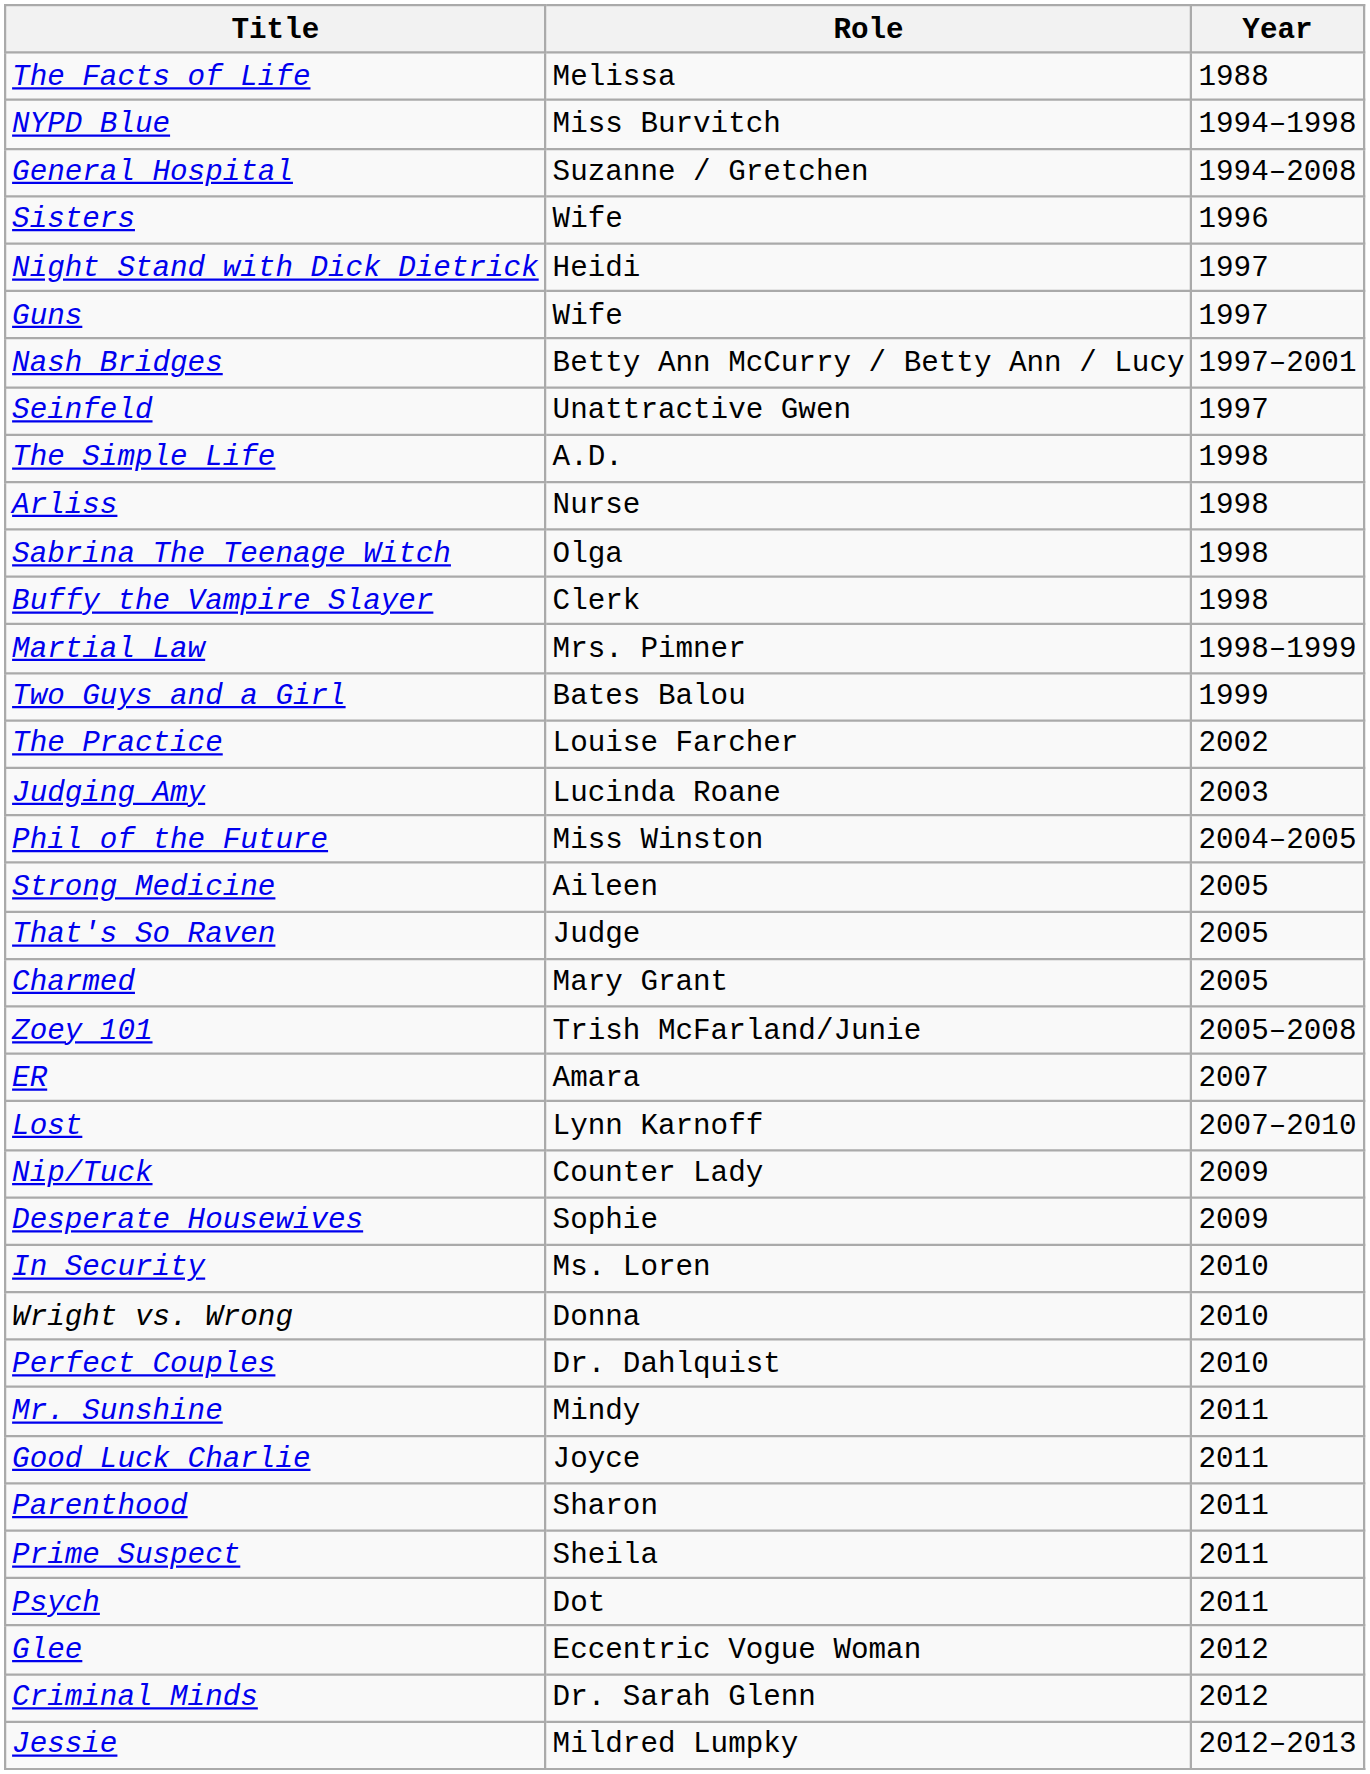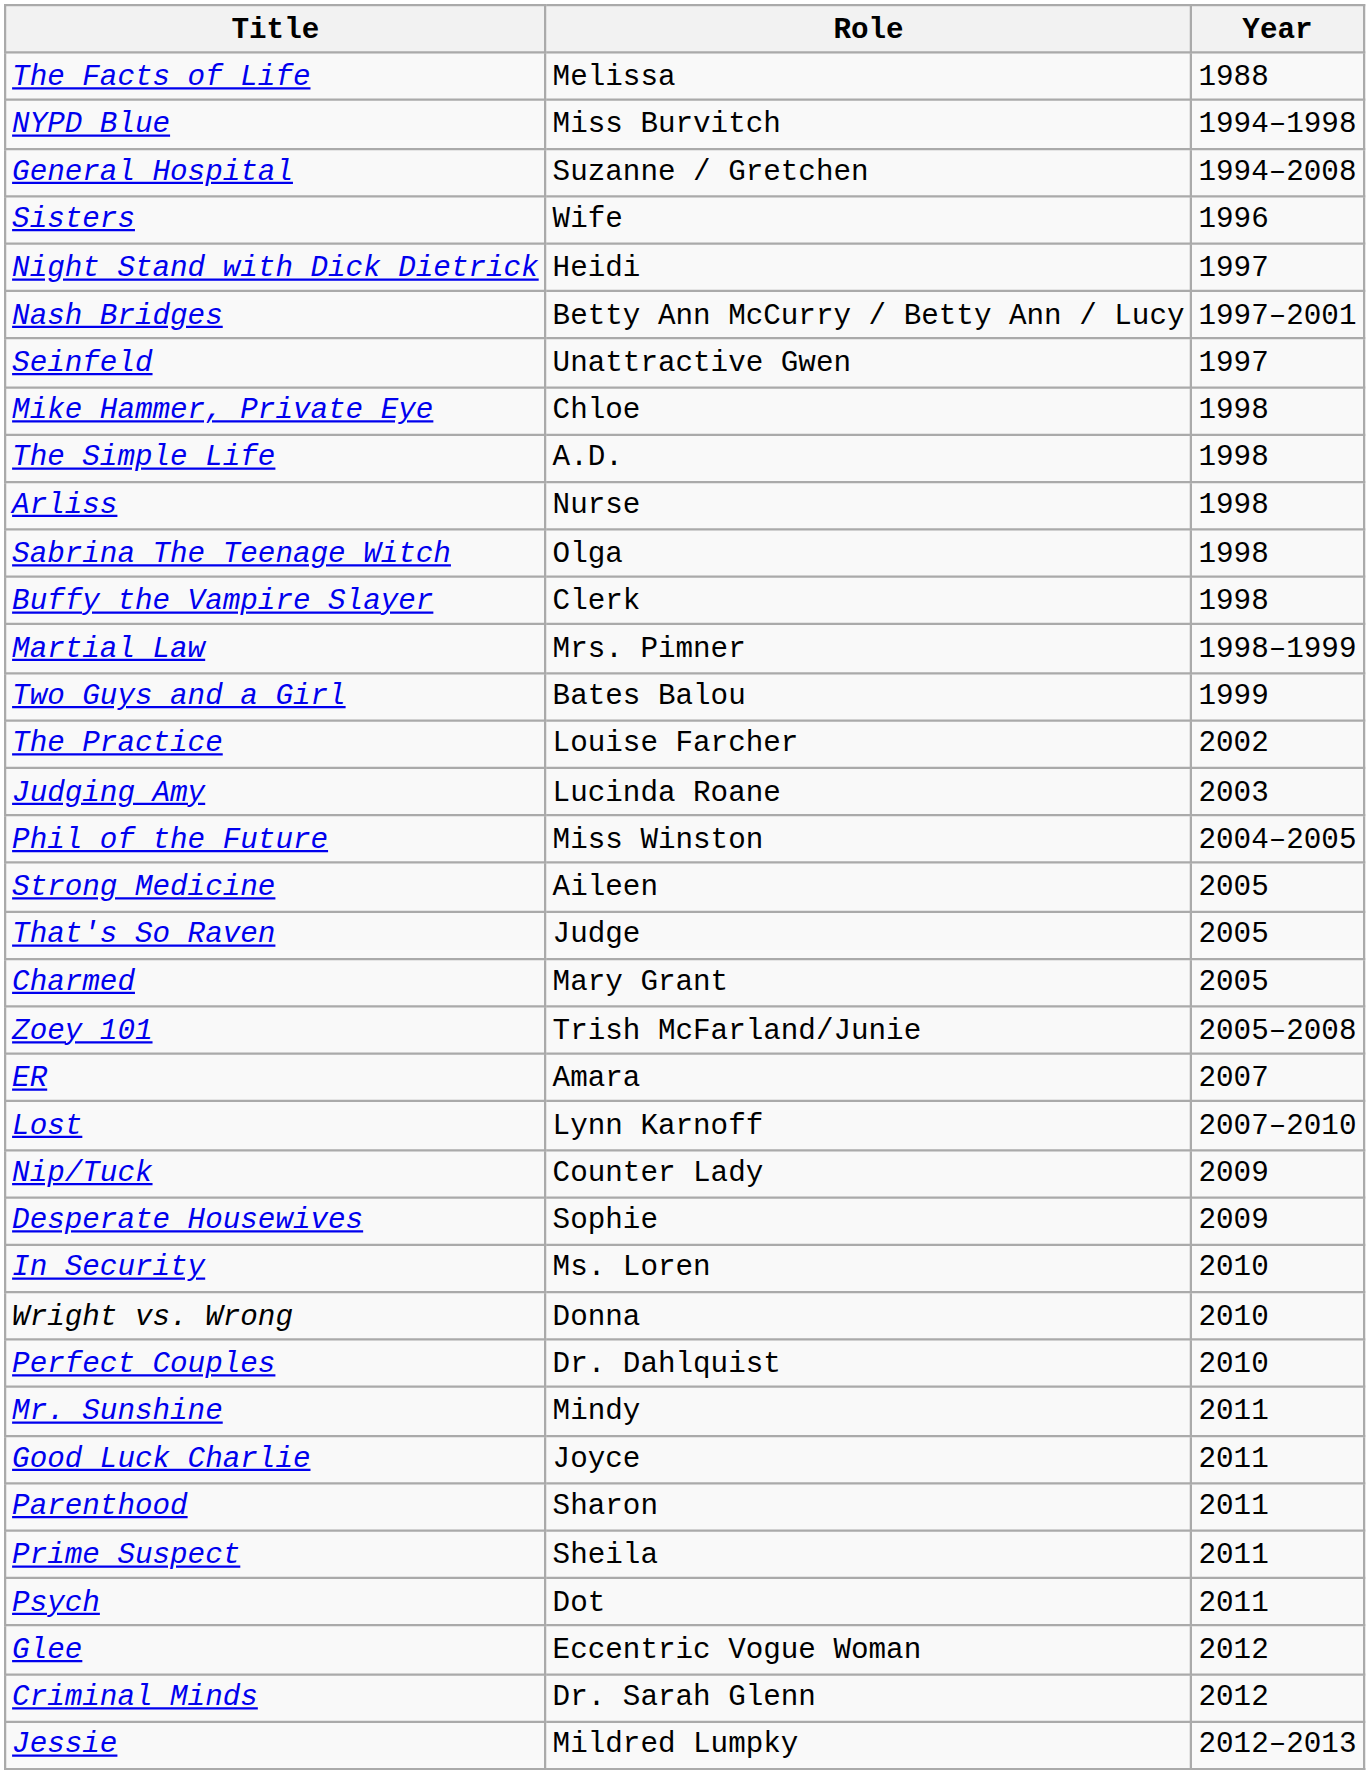- row: (47, 315)
+ row: (223, 410)
